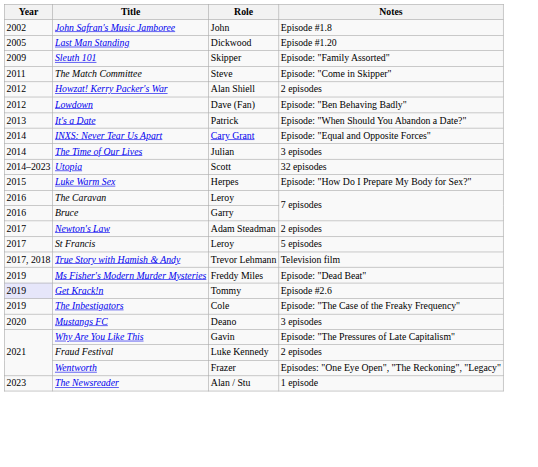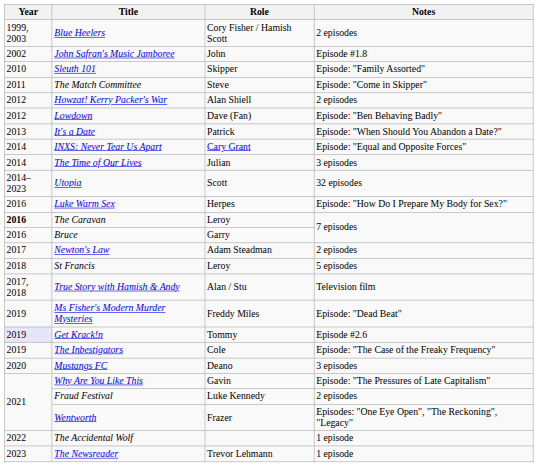+ row: (80, 33)
- row: (92, 43)
(16, 58) 2009 -> (16, 69) 2010
(16, 182) 2015 -> (16, 204) 2016
(16, 197) normal -> (16, 219) bold
(16, 244) 2017 -> (16, 266) 2018
(244, 259) Trevor Lehmann -> (227, 287) Alan / Stu
+ row: (94, 438)
(231, 383) Alan / Stu -> (240, 454) Trevor Lehmann
